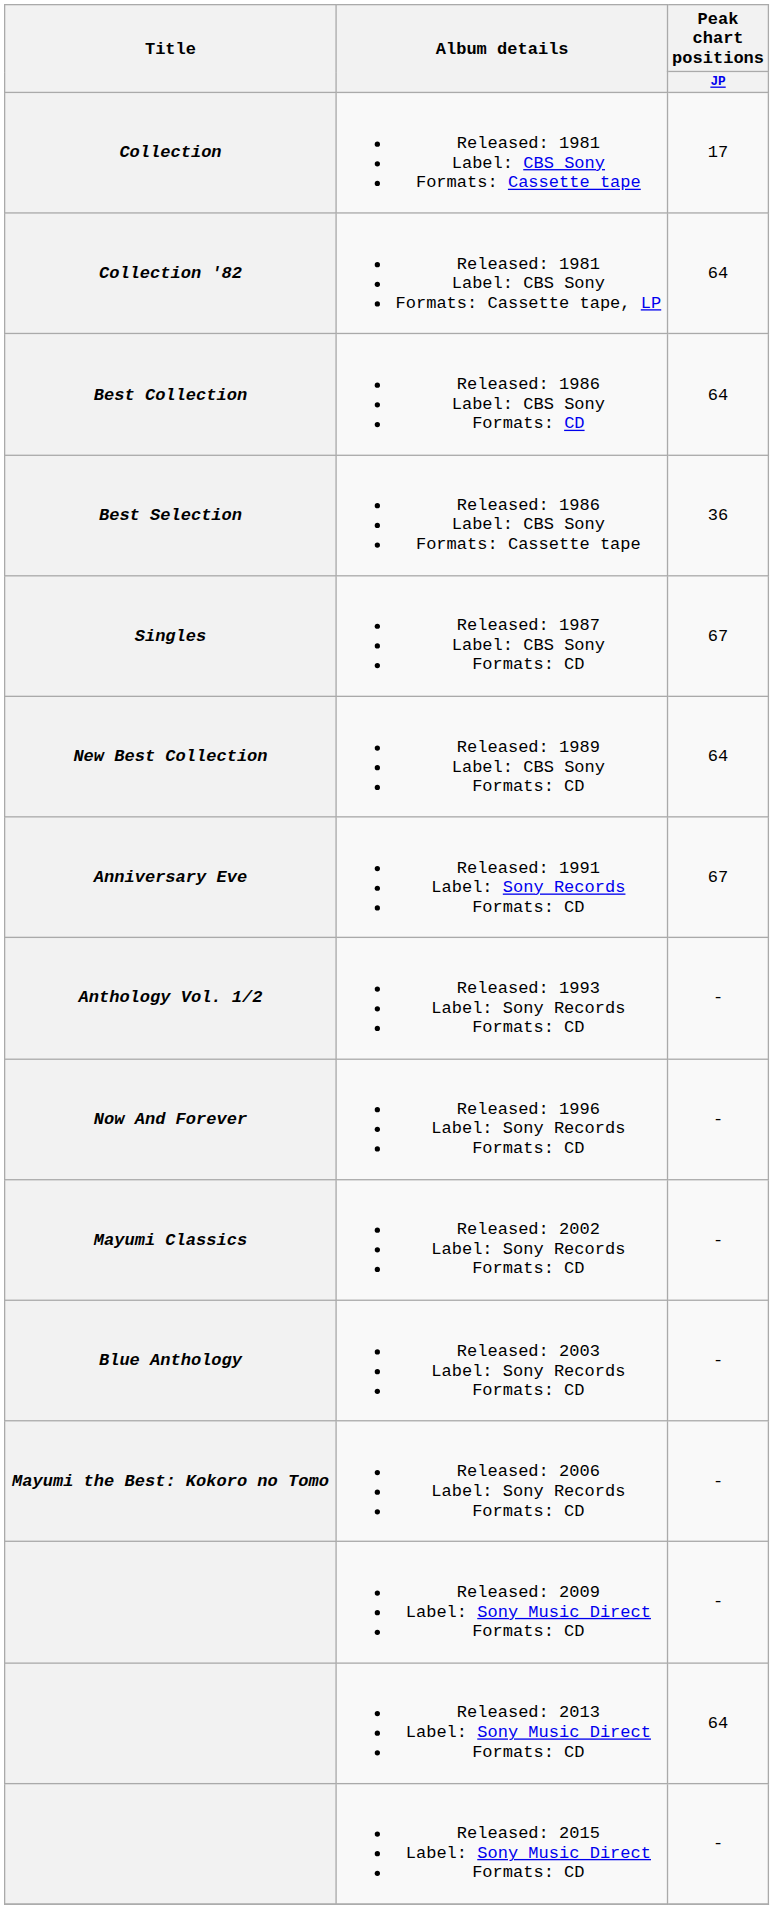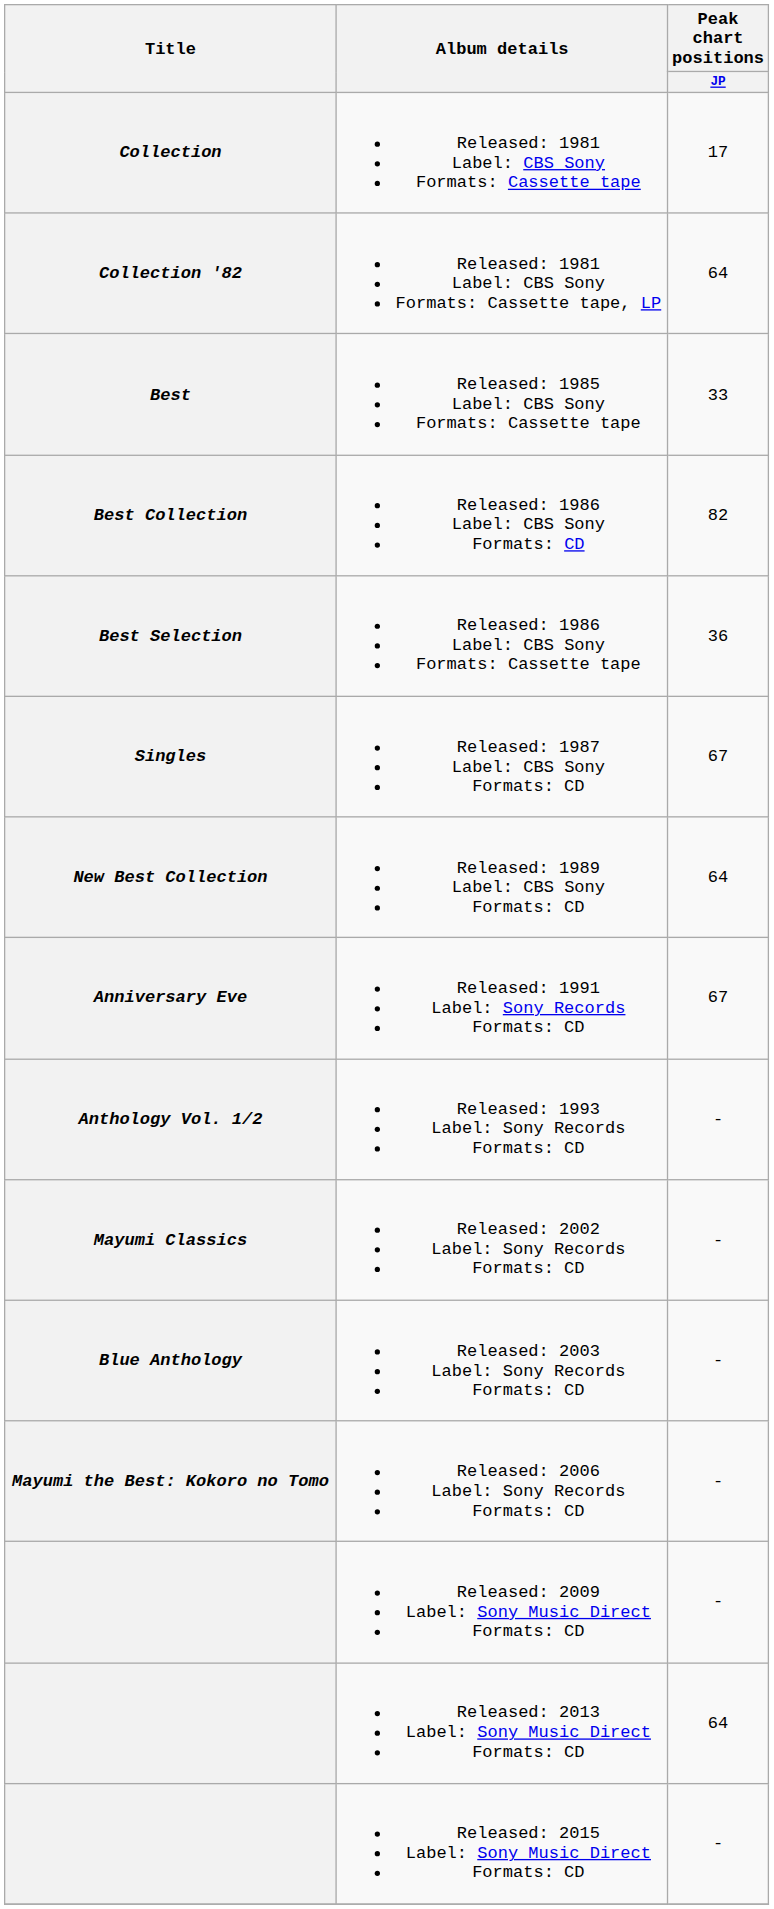+ row: (502, 404)
(718, 394) 64 -> (718, 515) 82
- row: (502, 1129)
